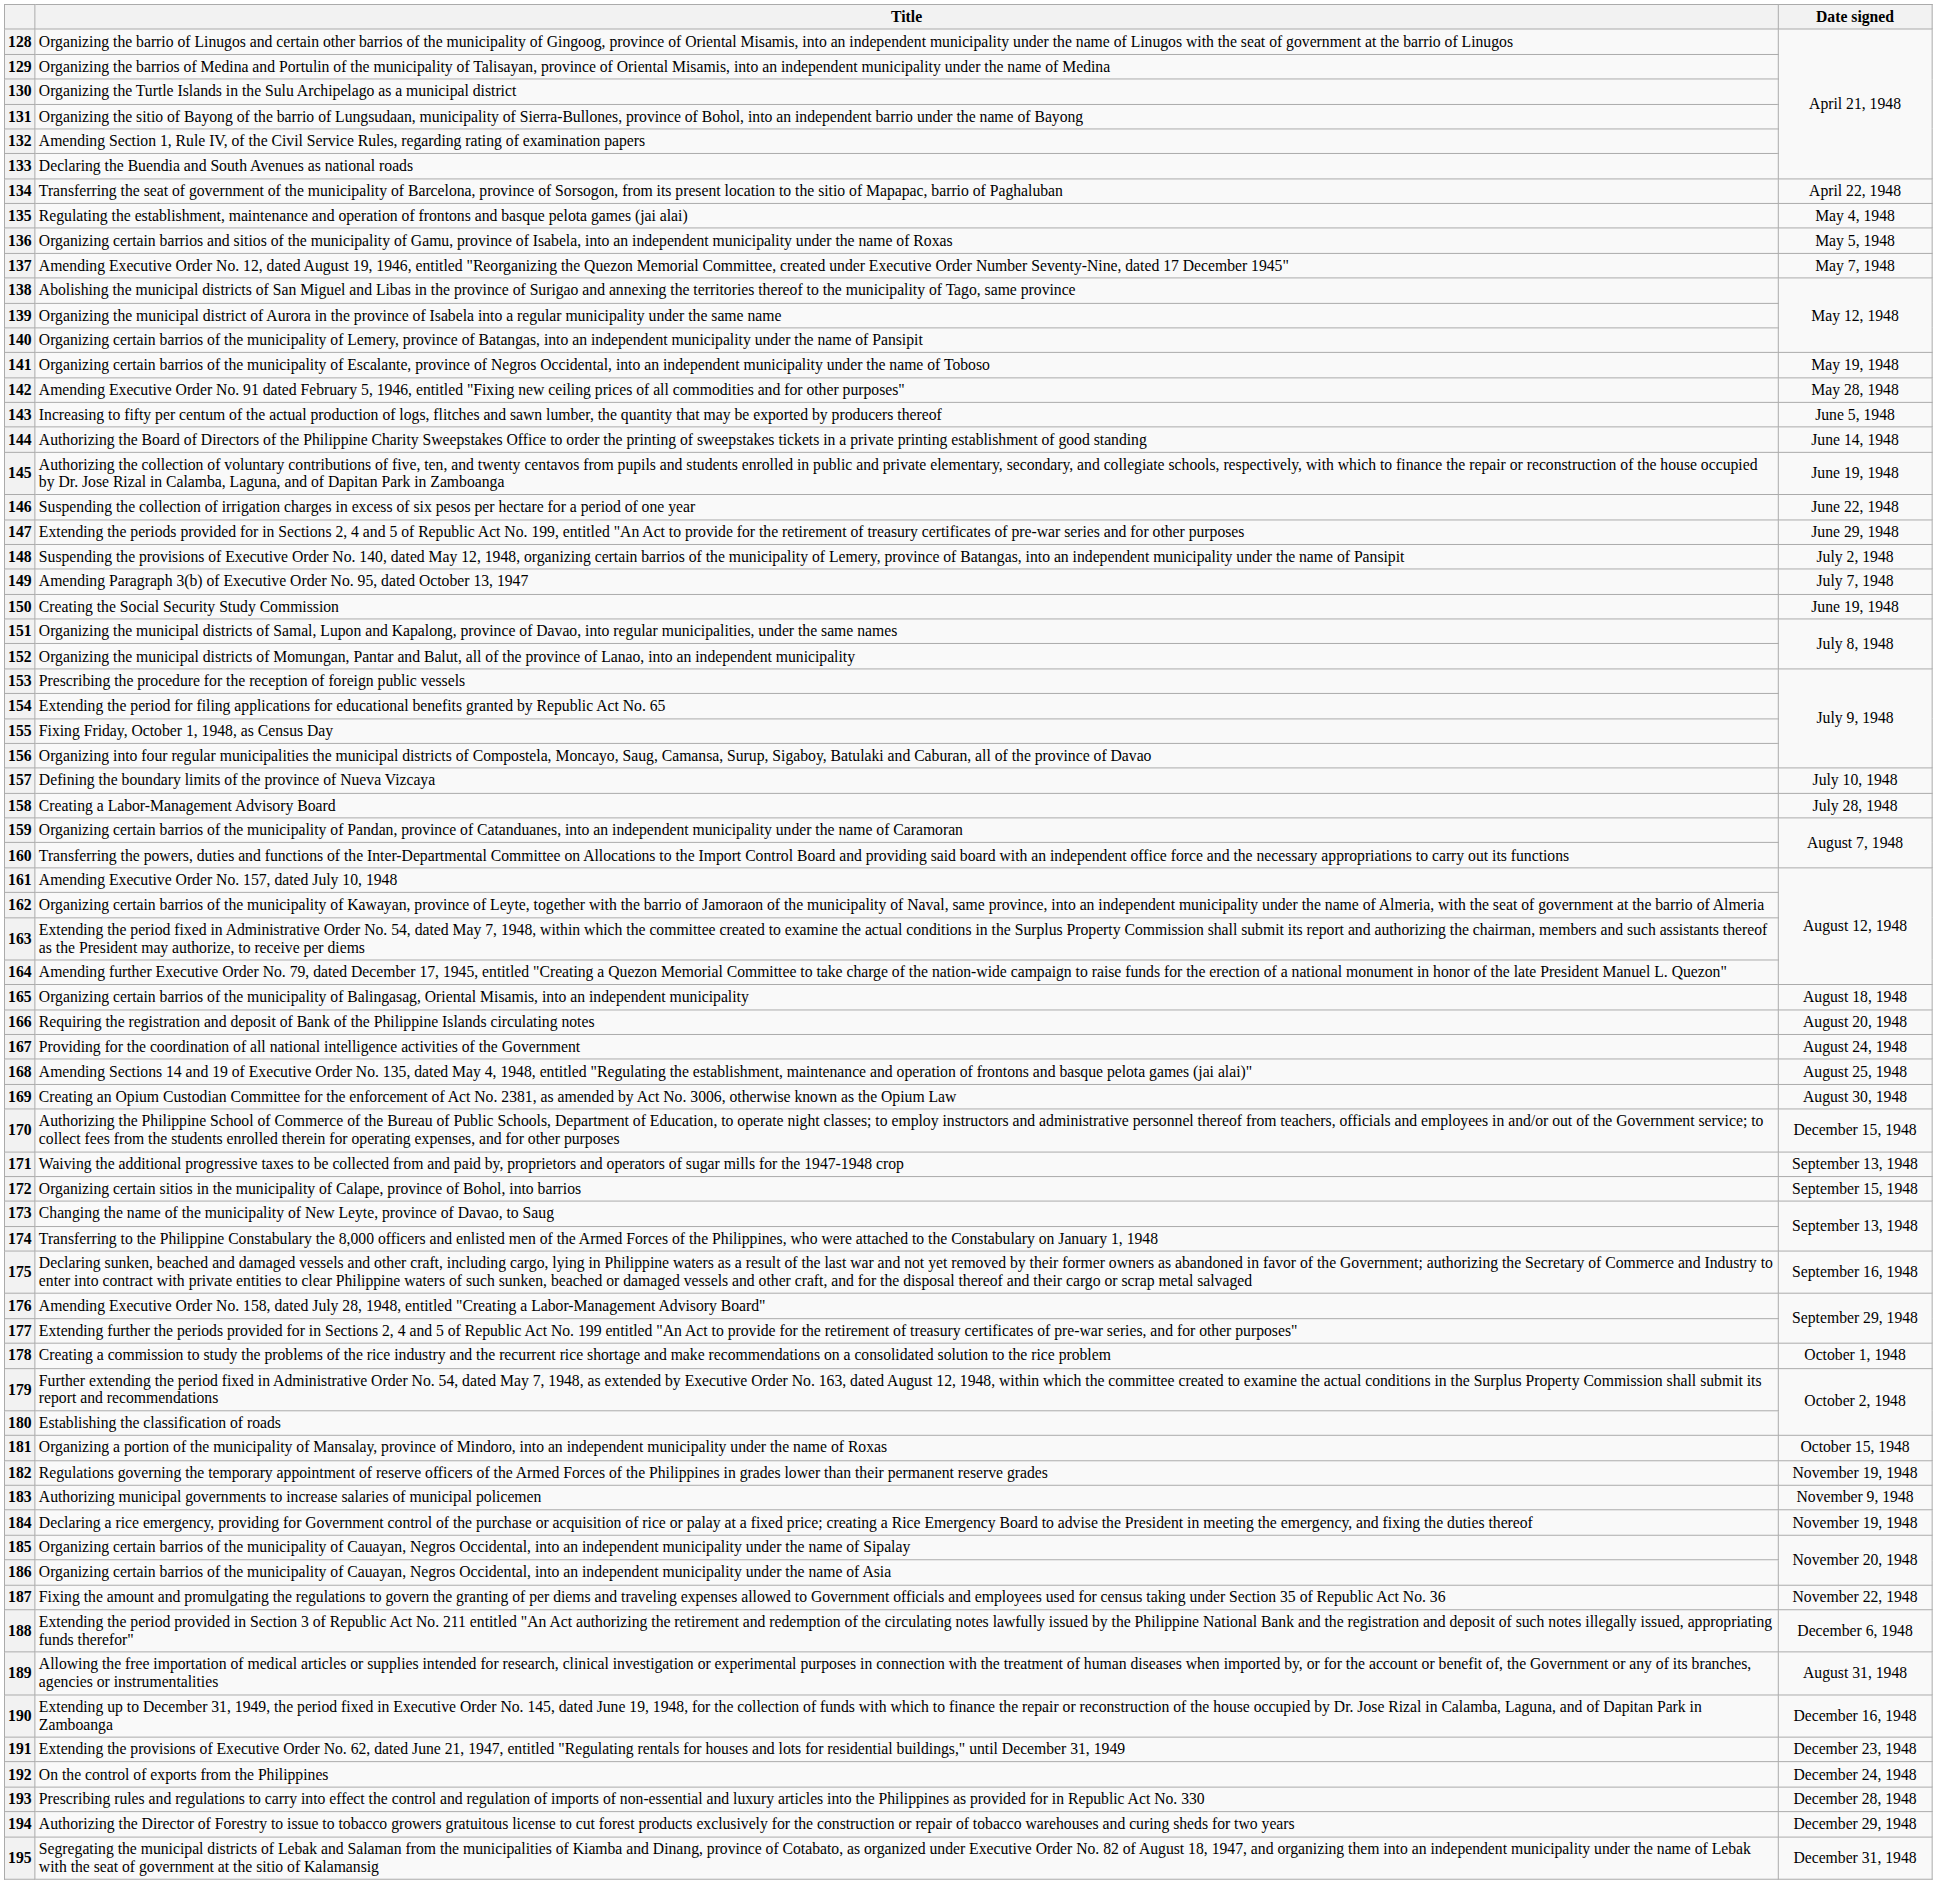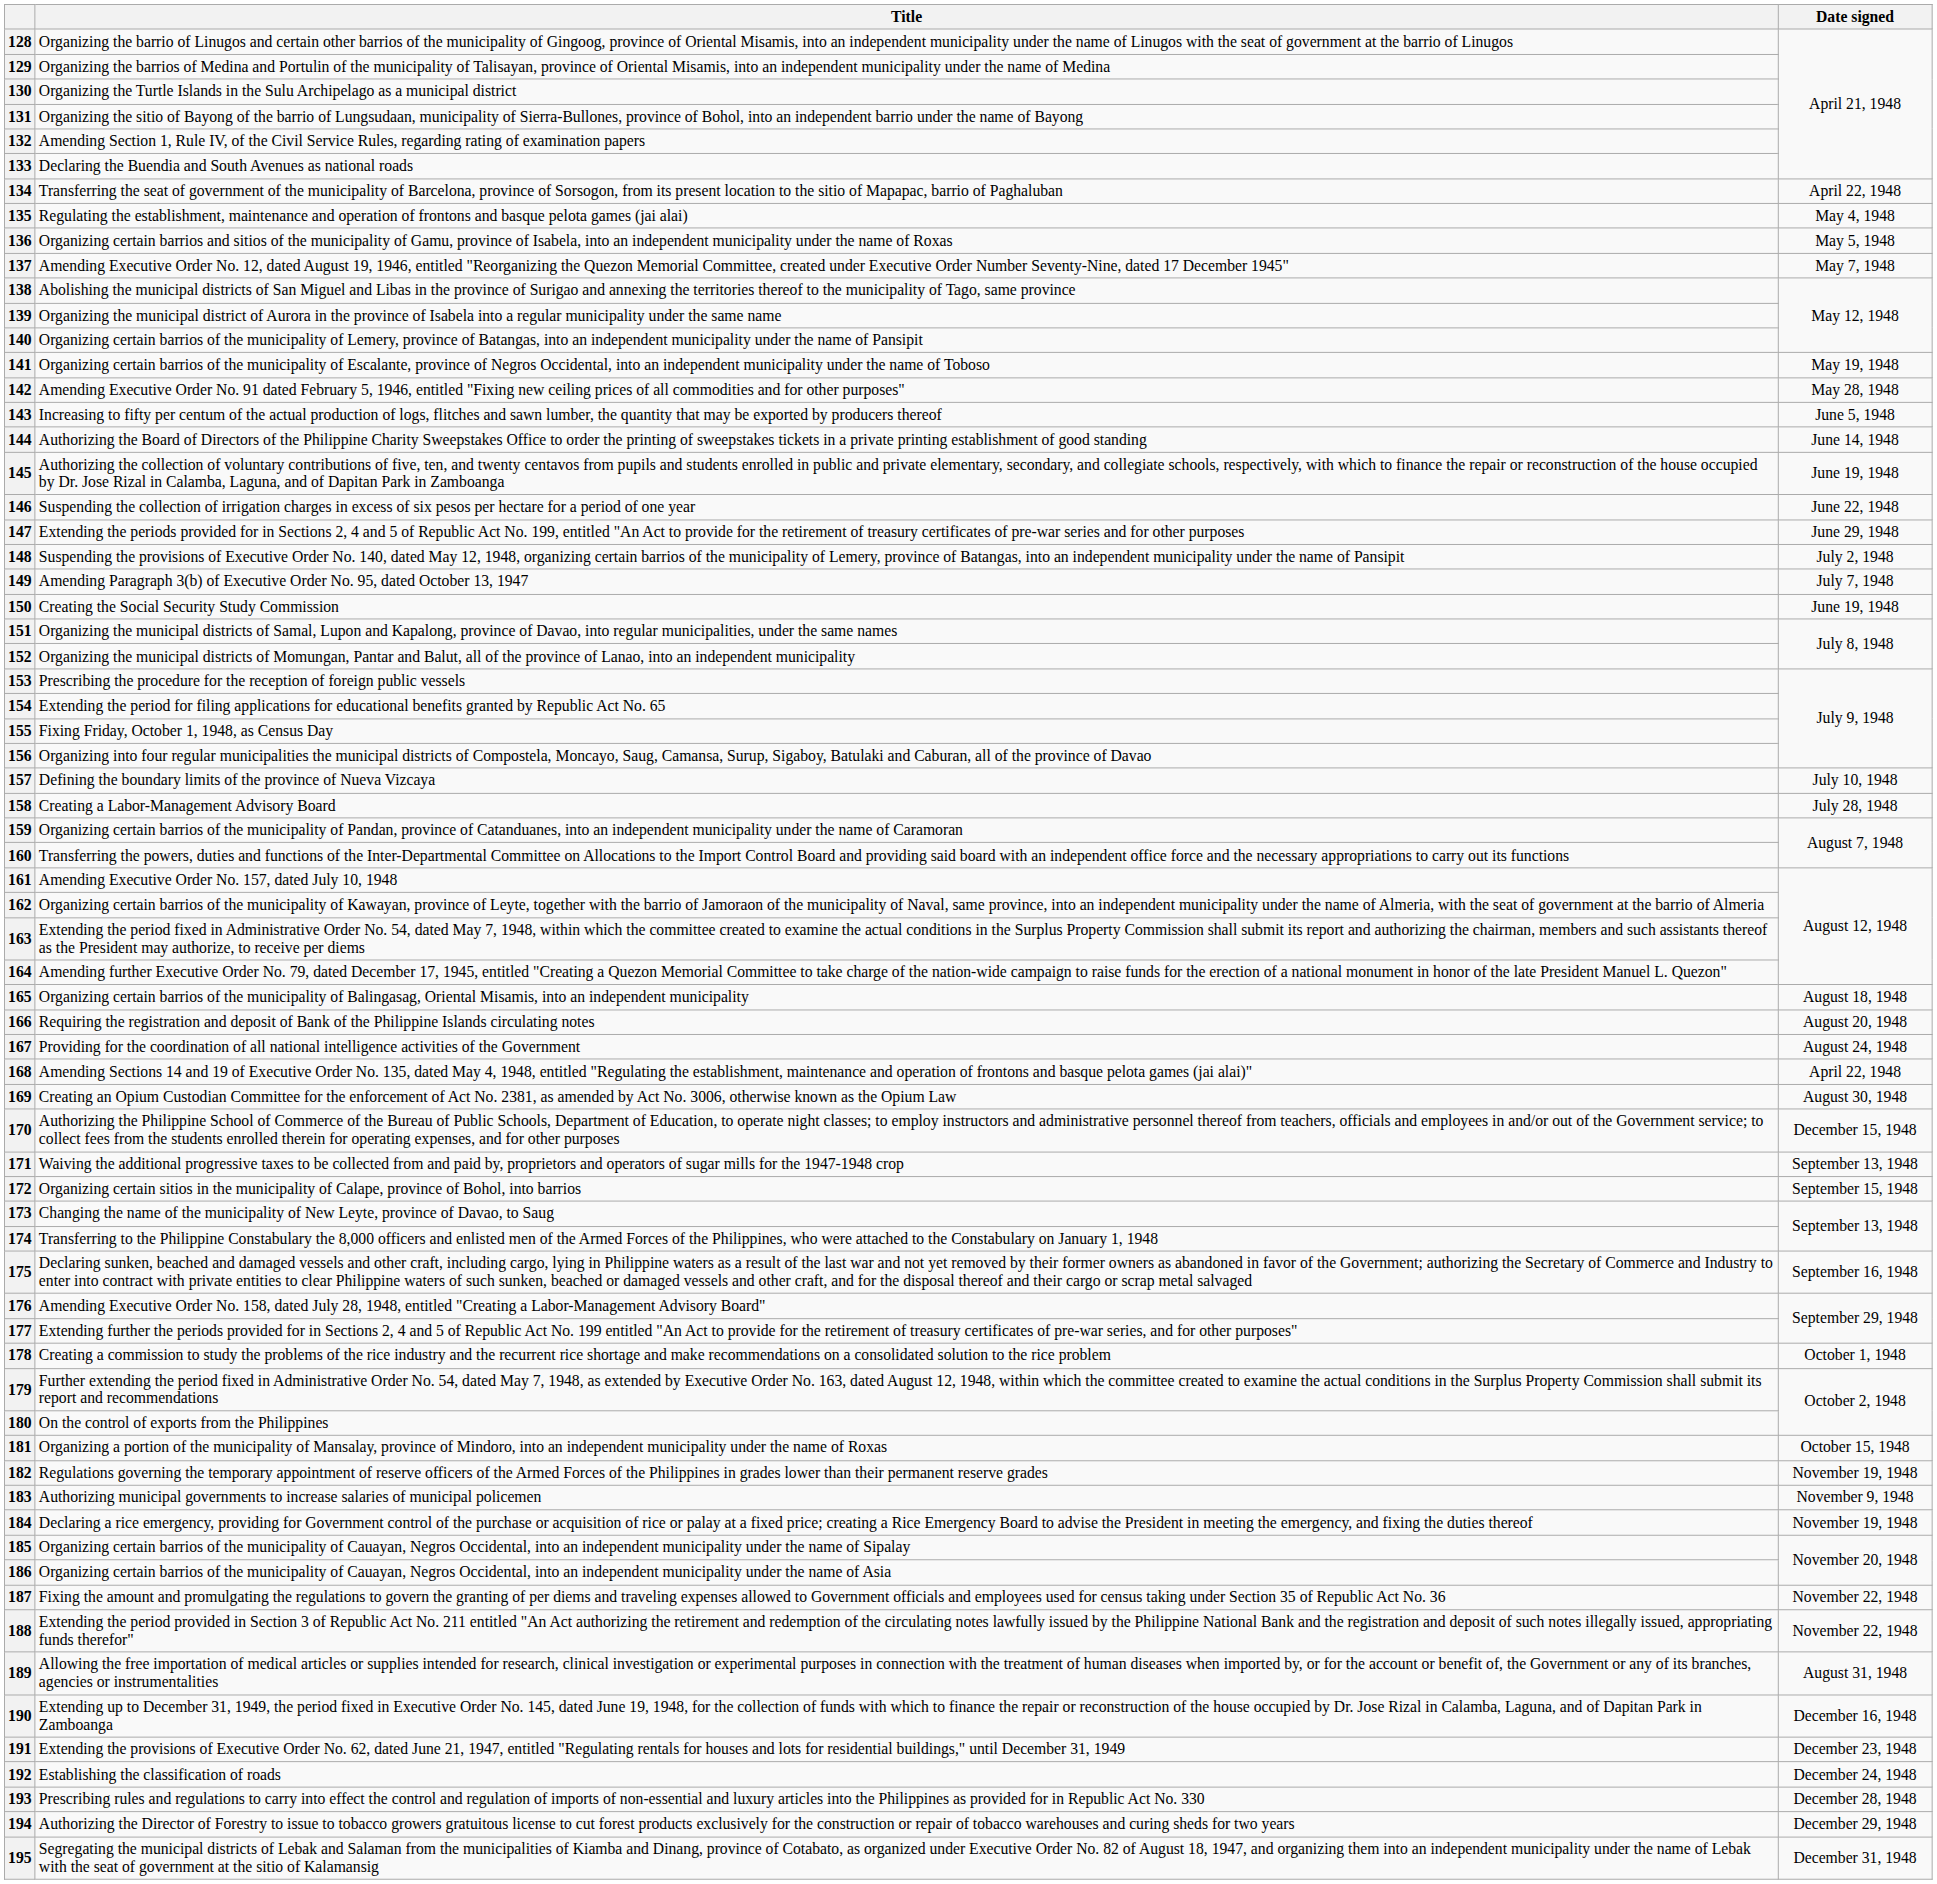(1855, 1071) August 25, 1948 -> (1855, 1071) April 22, 1948
(160, 1423) Establishing the classification of roads -> (184, 1423) On the control of exports from the Philippines
(1855, 1630) December 6, 1948 -> (1855, 1630) November 22, 1948
(184, 1774) On the control of exports from the Philippines -> (160, 1774) Establishing the classification of roads
